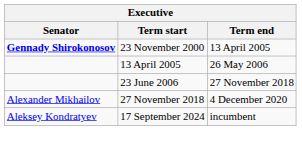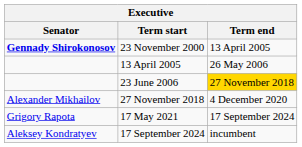(252, 82) no background -> (252, 82) gold background
+ row: (149, 116)
